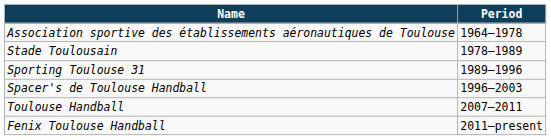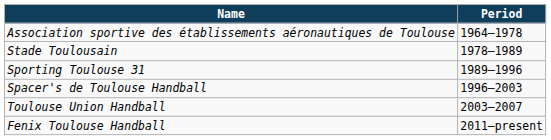+ row: (86, 107)
- row: (66, 107)
